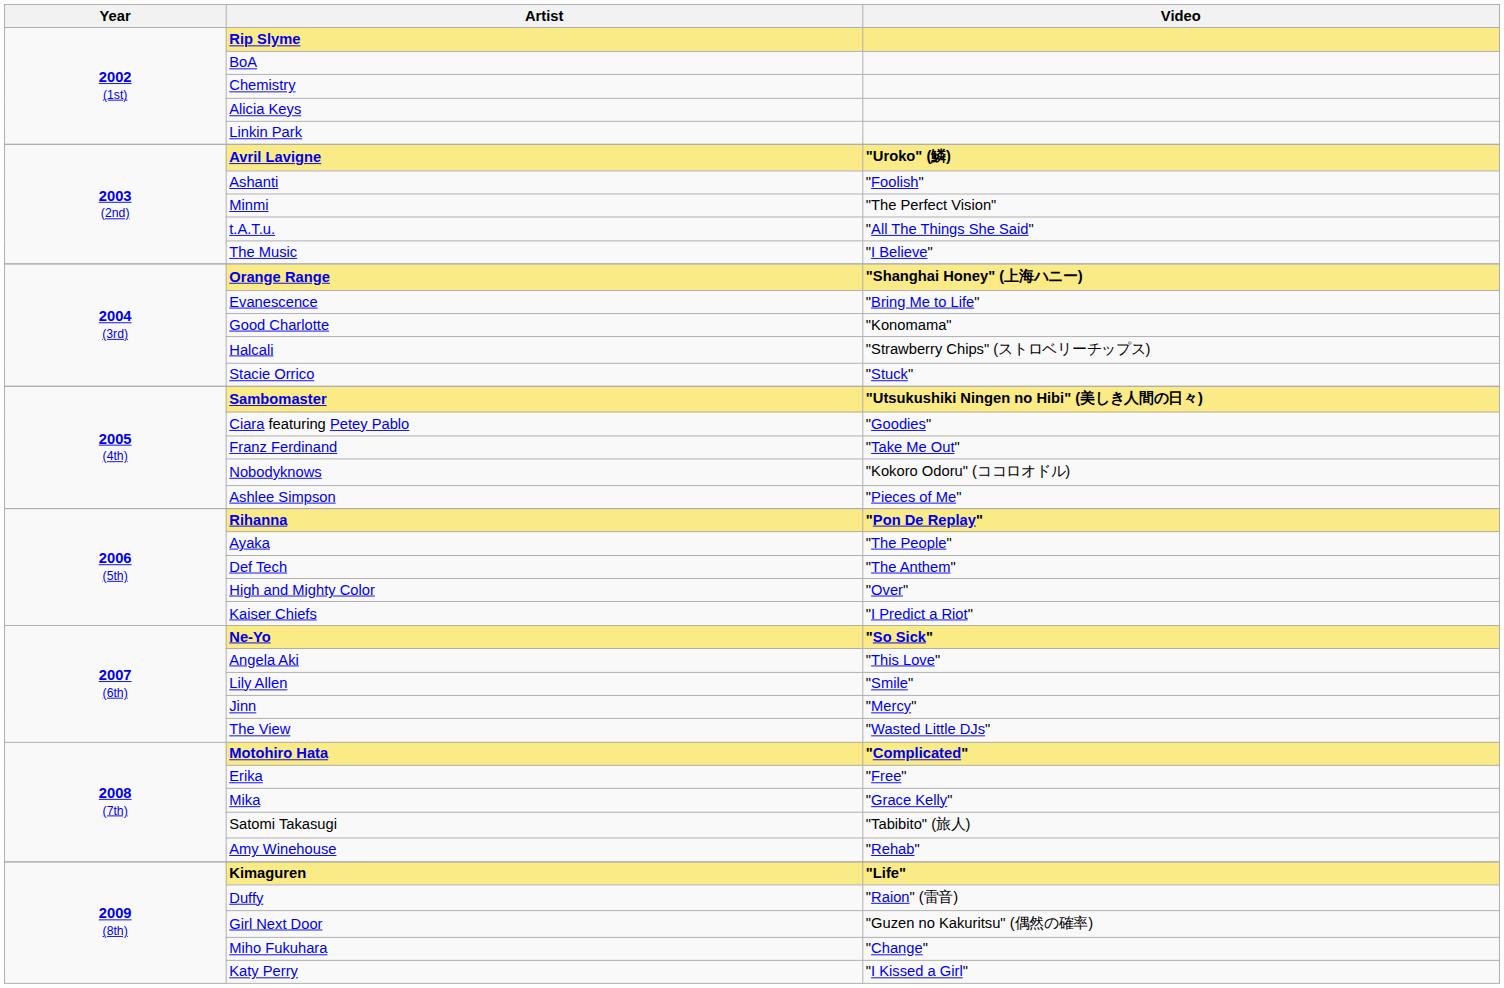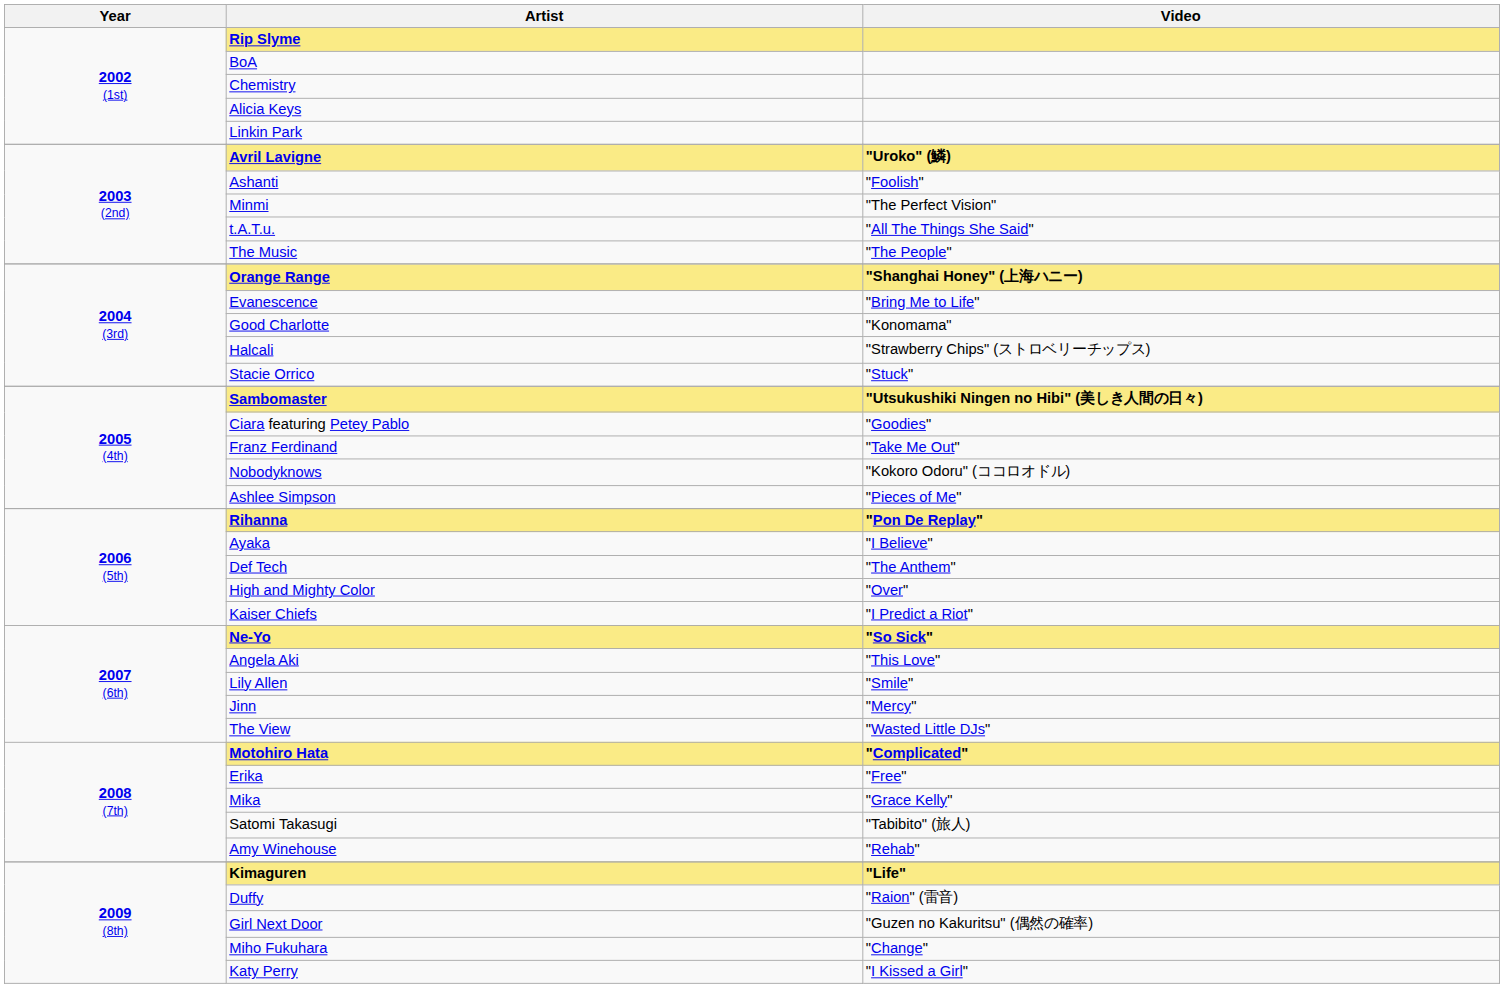(899, 252) "I Believe" -> (909, 252) "The People"
(909, 543) "The People" -> (899, 543) "I Believe"
